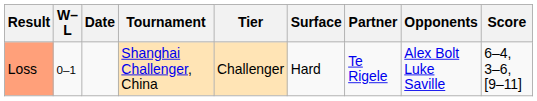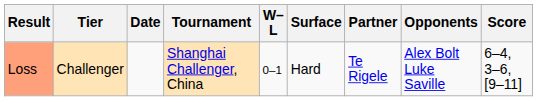columns swapped: (67, 23) <-> (251, 23)
